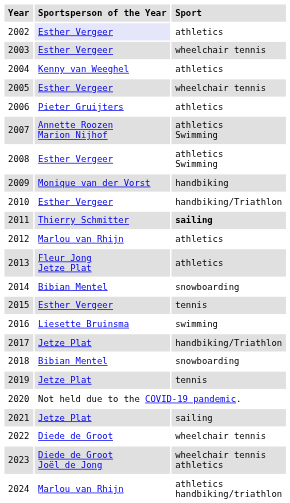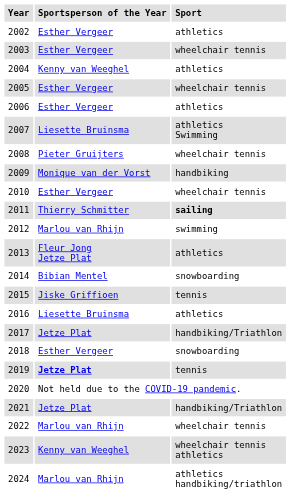(76, 32) lavender background -> (76, 32) no background
(81, 107) Pieter Gruijters -> (76, 107) Esther Vergeer
(76, 130) Annette Roozen Marion Nijhof -> (84, 130) Liesette Bruinsma
(76, 159) Esther Vergeer -> (81, 154) Pieter Gruijters
(199, 159) athletics Swimming -> (221, 154) wheelchair tennis
(229, 202) handbiking/Triathlon -> (221, 192) wheelchair tennis
(199, 239) athletics -> (197, 229) swimming
(76, 305) Esther Vergeer -> (78, 295) Jiske Griffioen
(197, 324) swimming -> (199, 314) athletics
(73, 362) Bibian Mentel -> (76, 351) Esther Vergeer
(65, 380) normal -> (65, 370) bold
(194, 418) sailing -> (229, 408) handbiking/Triathlon
(76, 436) Diede de Groot -> (81, 426) Marlou van Rhijn
(76, 460) Diede de Groot Joël de Jong -> (84, 450) Kenny van Weeghel
